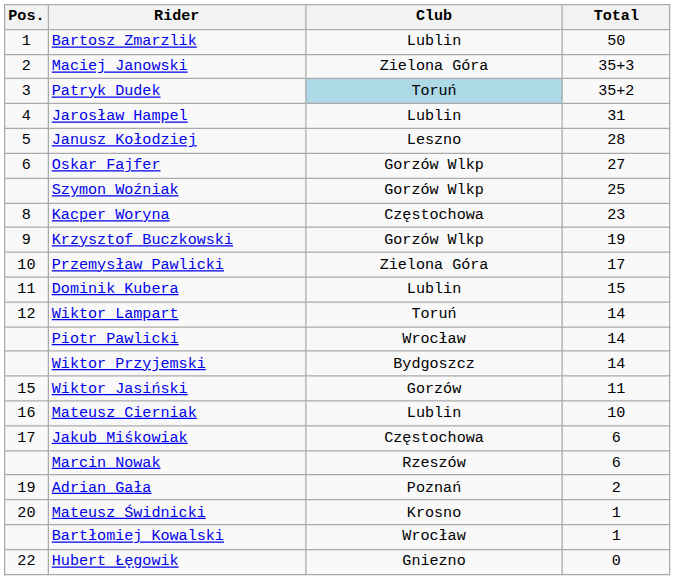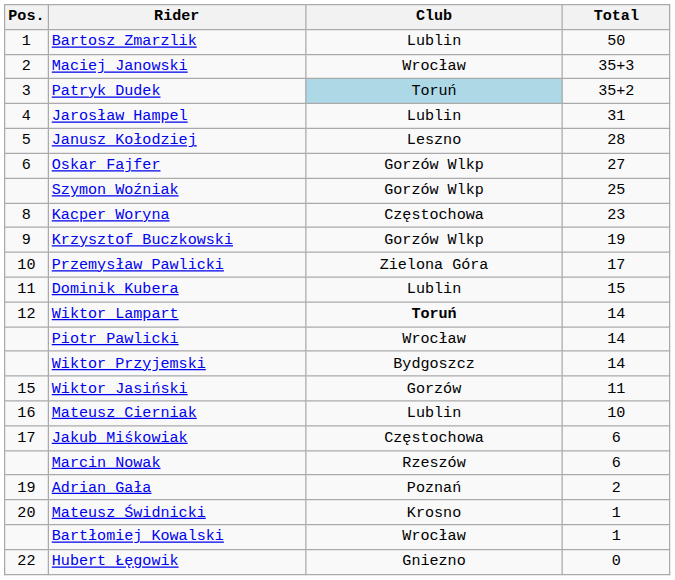(434, 67) Zielona Góra -> (434, 67) Wrocław
(434, 314) normal -> (434, 314) bold
